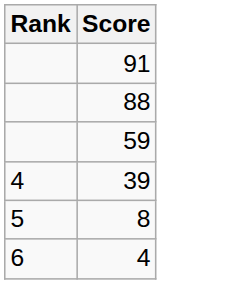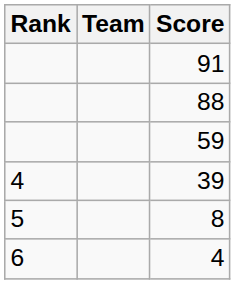+ column: (113, 24)
